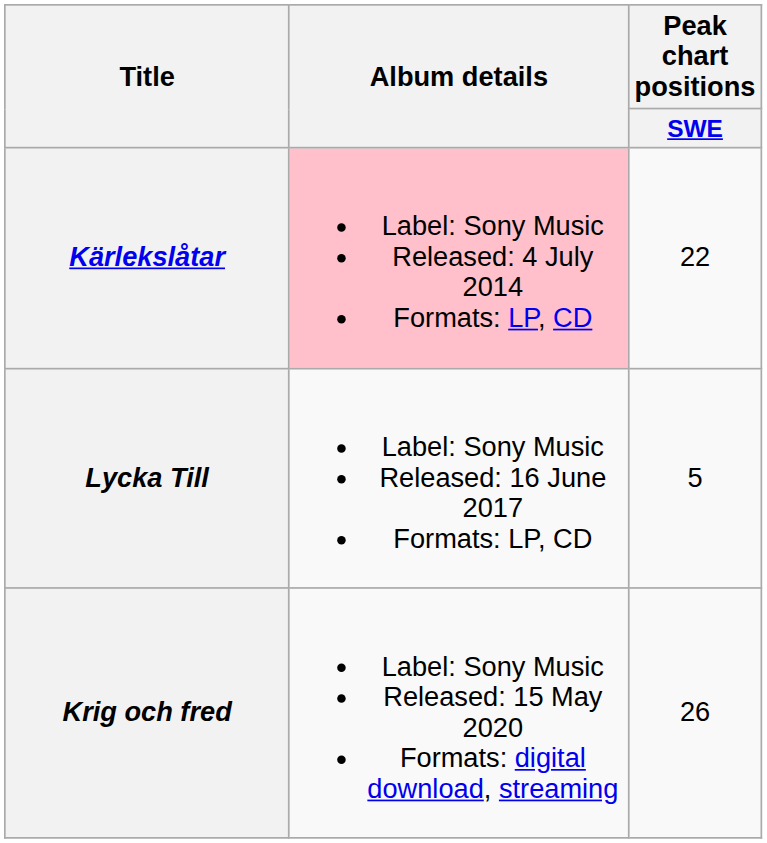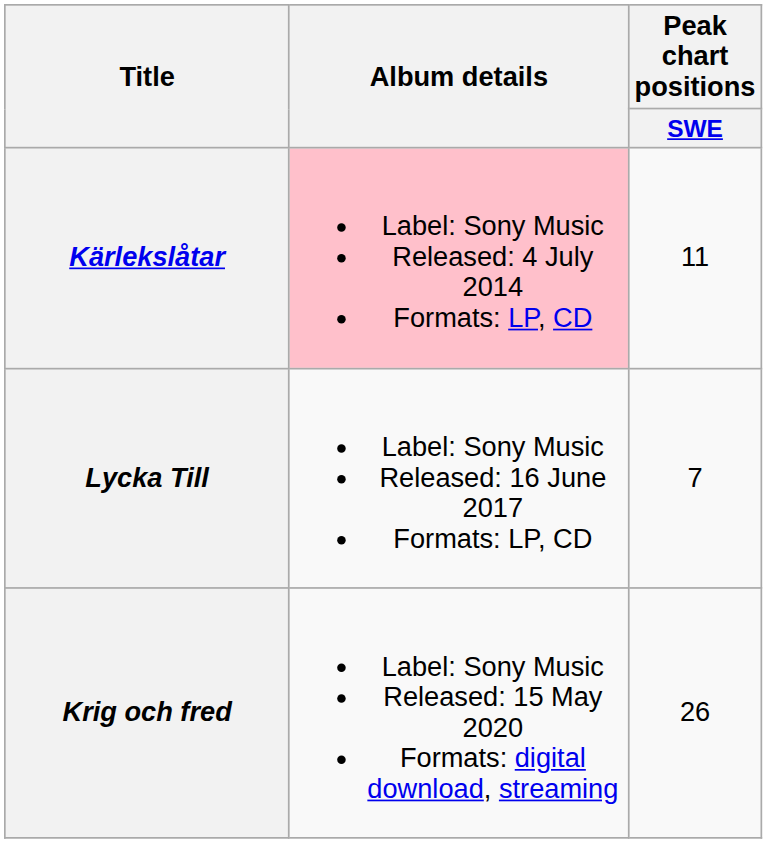(695, 257) 22 -> (695, 257) 11
(695, 477) 5 -> (695, 477) 7
